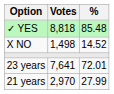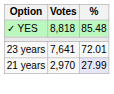- row: (19, 45)
(94, 81) no background -> (94, 65) lavender background
